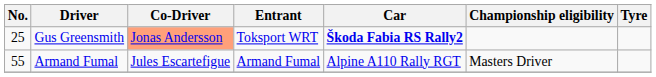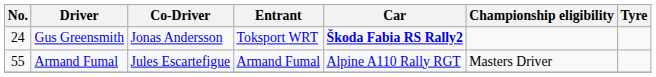(18, 38) 25 -> (18, 38) 24
(177, 38) lightsalmon background -> (177, 38) no background
